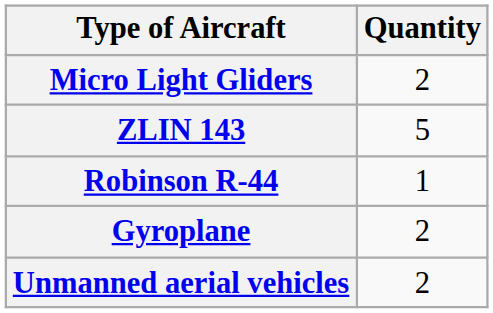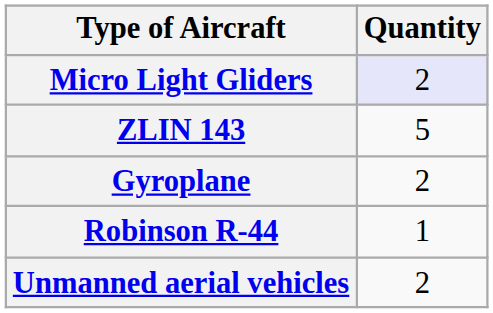(422, 79) no background -> (422, 79) lavender background
rows swapped: (181, 180) <-> (181, 231)
